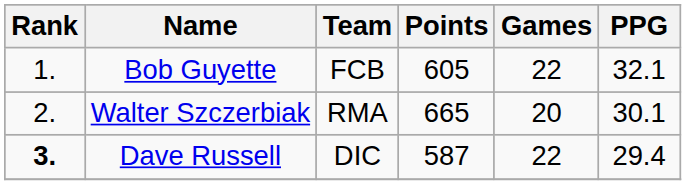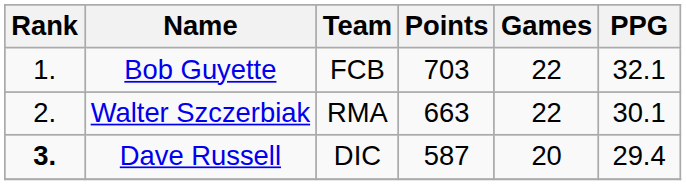(447, 69) 605 -> (447, 69) 703
(447, 112) 665 -> (447, 112) 663
(547, 112) 20 -> (547, 112) 22
(547, 156) 22 -> (547, 156) 20
